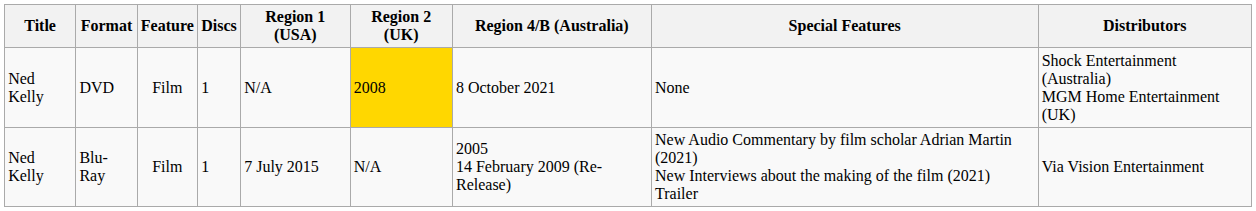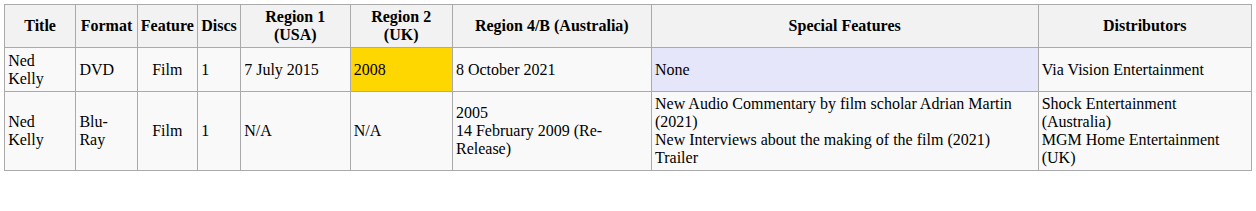(258, 87) N/A -> (281, 69) 7 July 2015
(672, 87) no background -> (672, 69) lavender background
(1131, 87) Shock Entertainment (Australia) MGM Home Entertainment (UK) -> (1123, 69) Via Vision Entertainment
(281, 166) 7 July 2015 -> (258, 130) N/A
(1123, 166) Via Vision Entertainment -> (1131, 130) Shock Entertainment (Australia) MGM Home Entertainment (UK)
